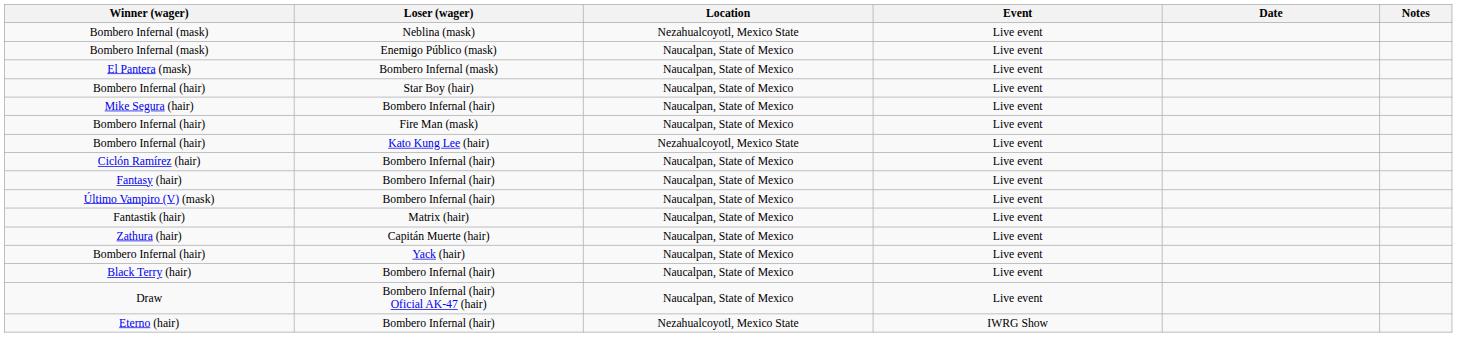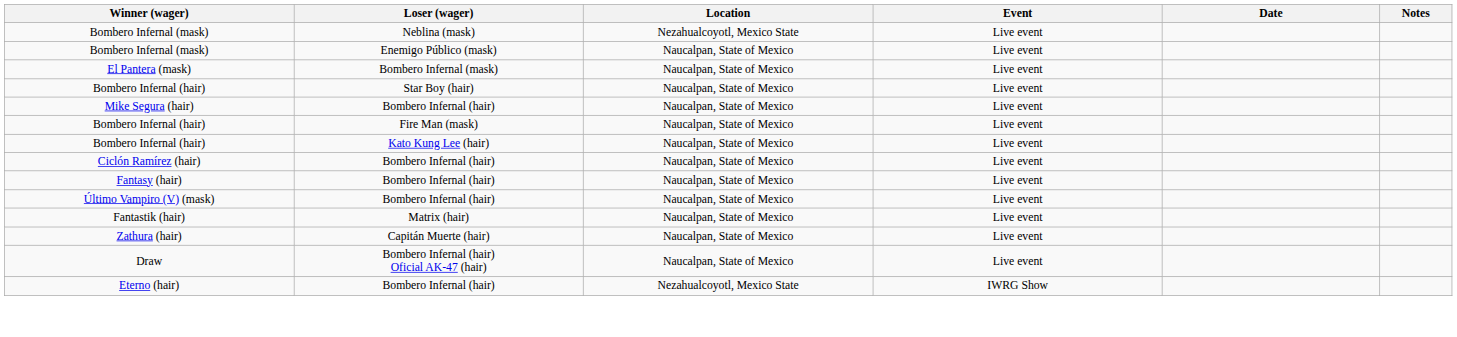(728, 143) Nezahualcoyotl, Mexico State -> (728, 143) Naucalpan, State of Mexico
- row: (149, 254)
- row: (149, 273)
